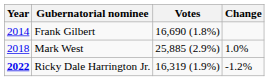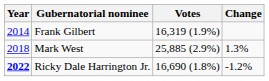(188, 31) 16,690 (1.8%) -> (188, 31) 16,319 (1.9%)
(237, 48) 1.0% -> (237, 48) 1.3%
(188, 66) 16,319 (1.9%) -> (188, 66) 16,690 (1.8%)
